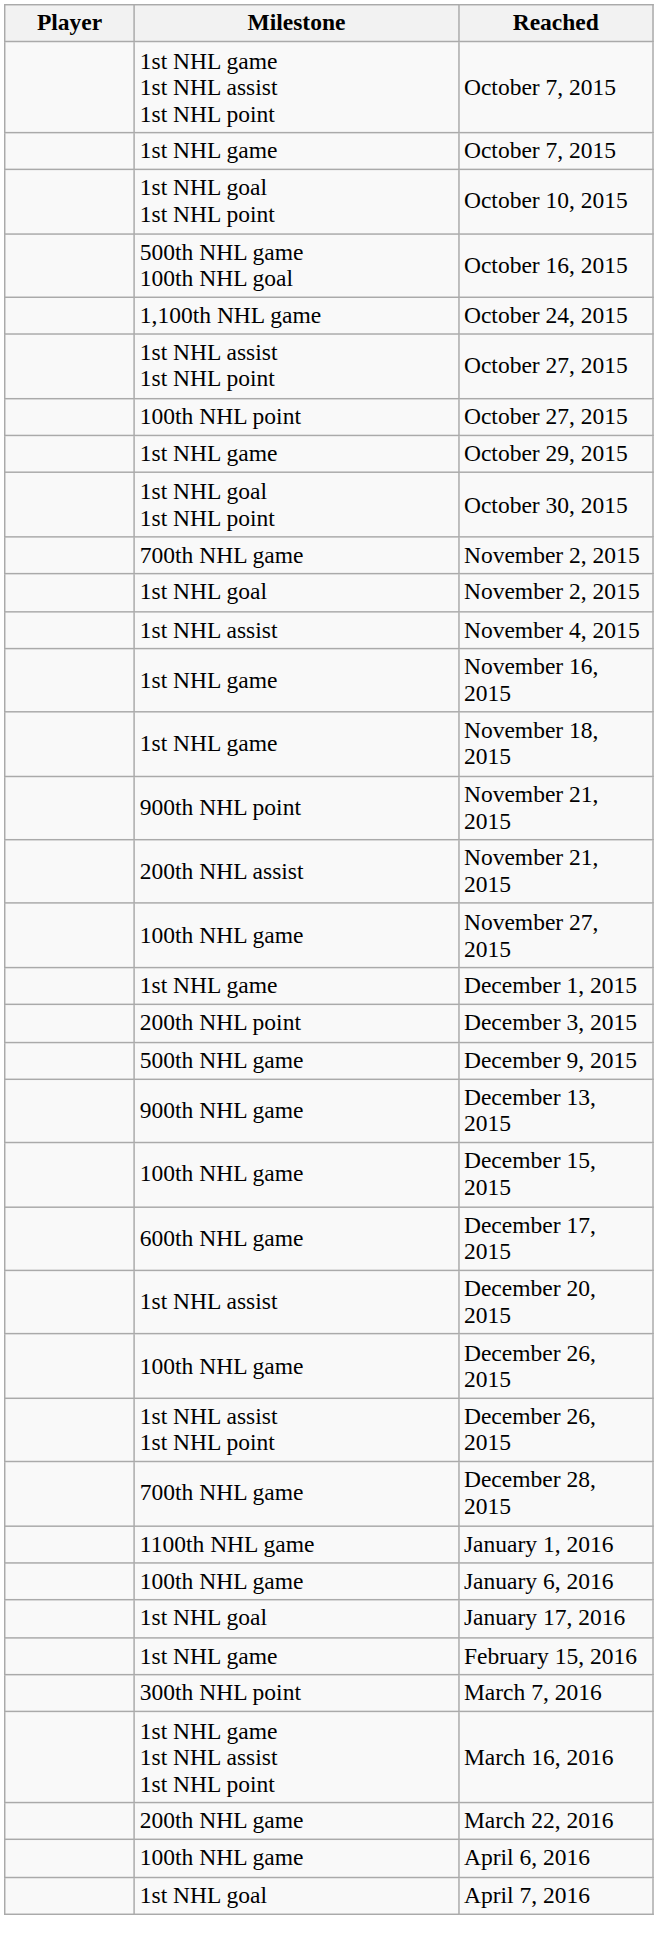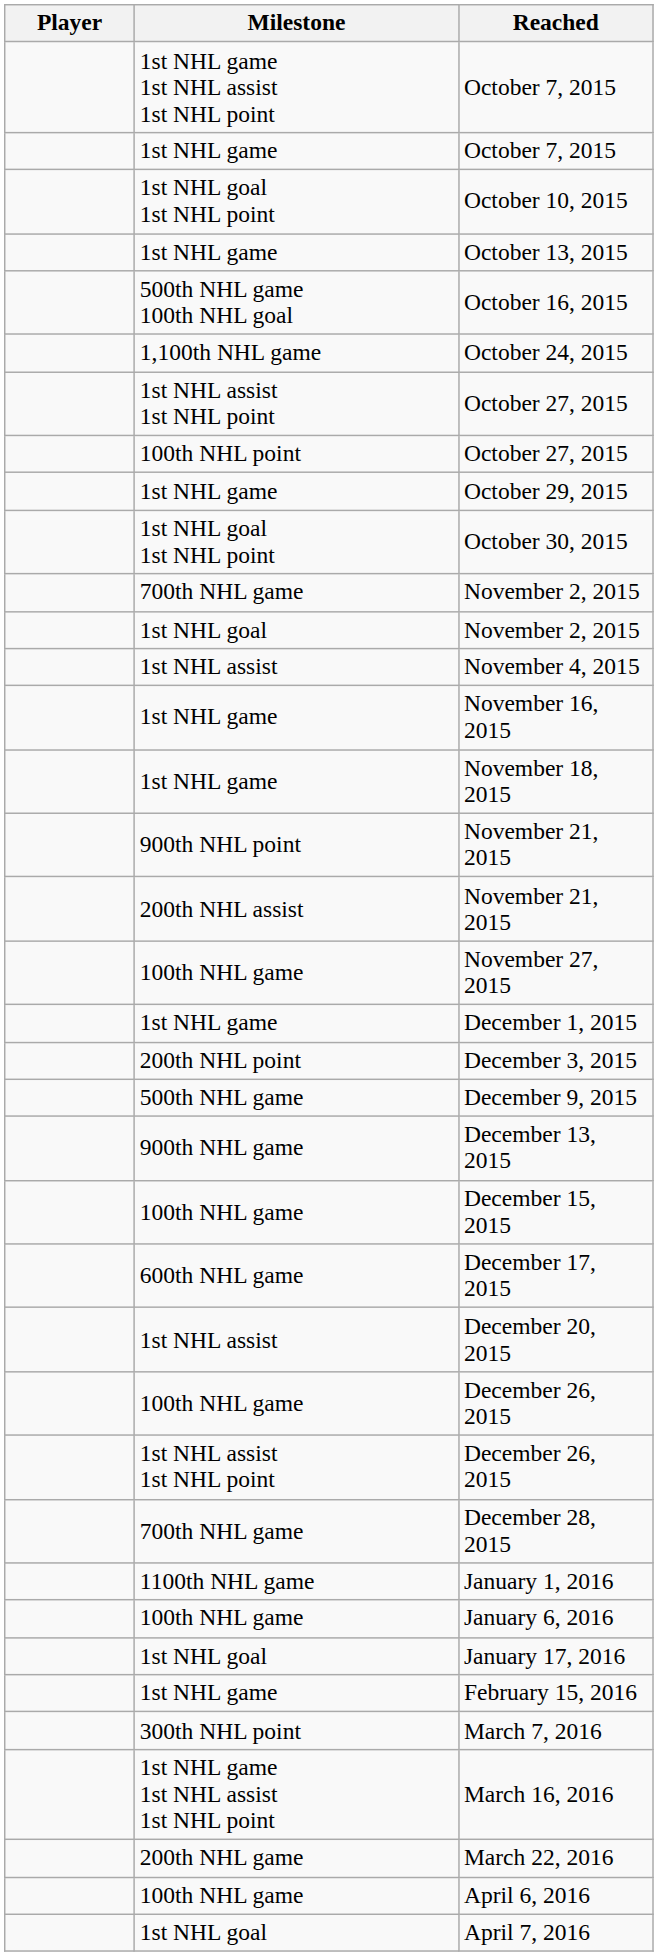+ row: (209, 251)
